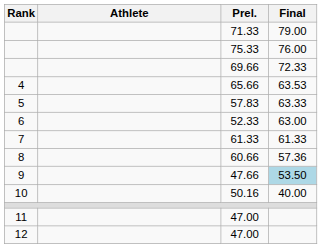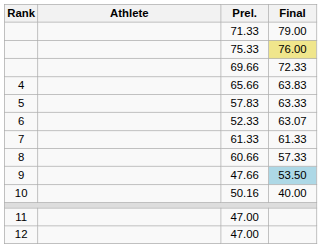(292, 49) no background -> (292, 49) khaki background
(292, 85) 63.53 -> (292, 85) 63.83
(292, 121) 63.00 -> (292, 121) 63.07
(292, 157) 57.36 -> (292, 157) 57.33
